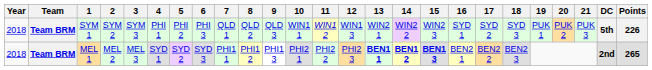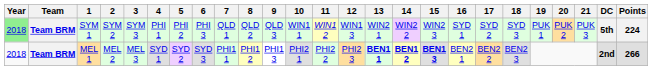(16, 30) no background -> (16, 30) lightgreen background
(632, 30) 226 -> (632, 30) 224
(632, 53) 265 -> (632, 53) 266
